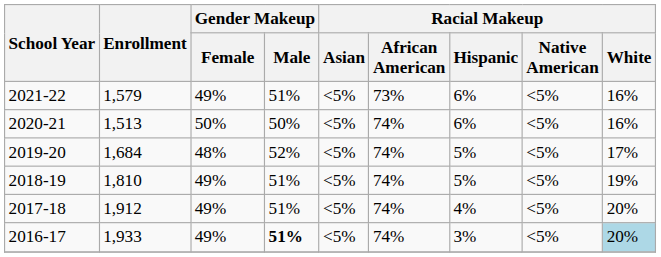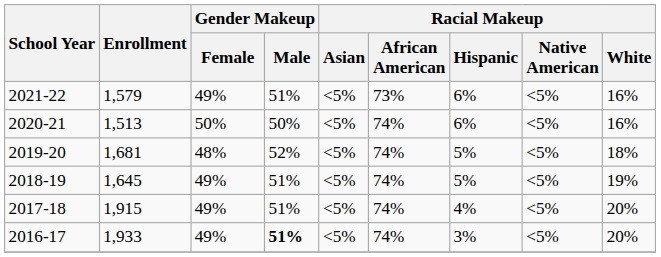(122, 152) 1,684 -> (122, 152) 1,681
(622, 152) 17% -> (622, 152) 18%
(122, 180) 1,810 -> (122, 180) 1,645
(122, 209) 1,912 -> (122, 209) 1,915
(622, 237) lightblue background -> (622, 237) no background
